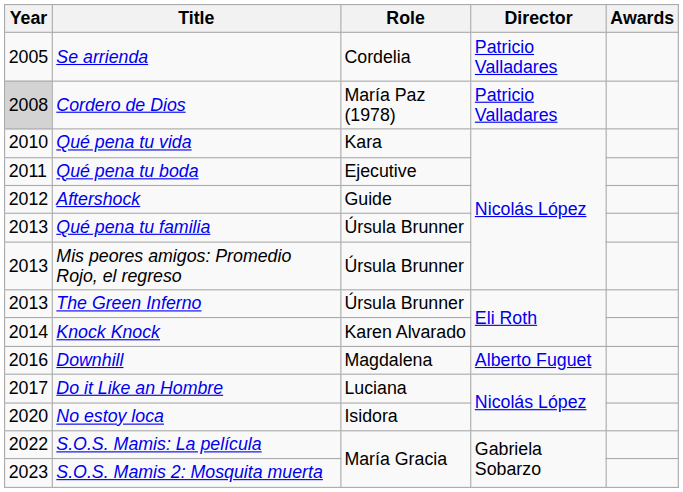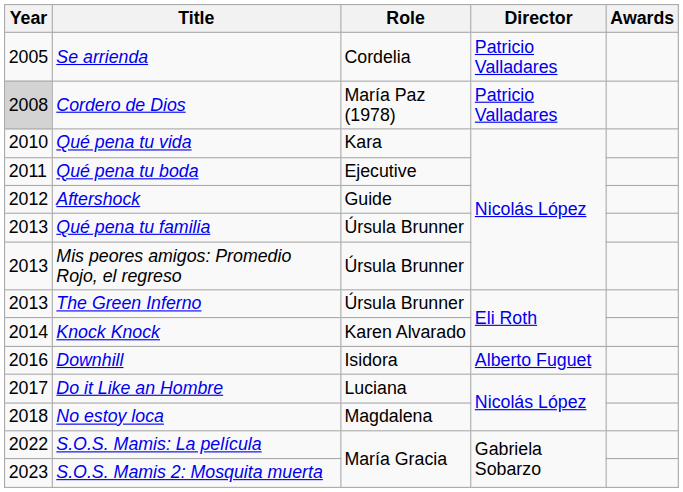(388, 360) Magdalena -> (371, 360) Isidora
(28, 416) 2020 -> (28, 416) 2018
(371, 416) Isidora -> (388, 416) Magdalena
